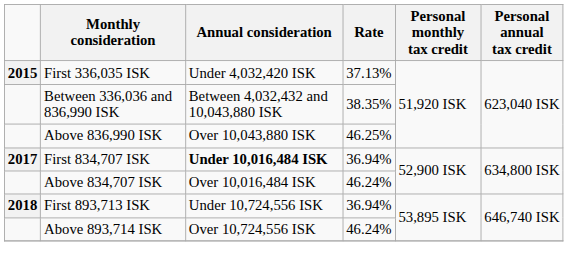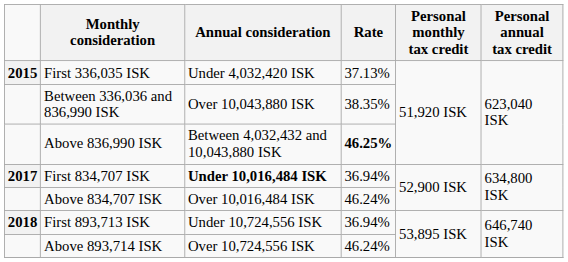(258, 104) Between 4,032,432 and 10,043,880 ISK -> (251, 104) Over 10,043,880 ISK
(252, 135) Over 10,043,880 ISK -> (257, 144) Between 4,032,432 and 10,043,880 ISK
(369, 135) normal -> (368, 144) bold
